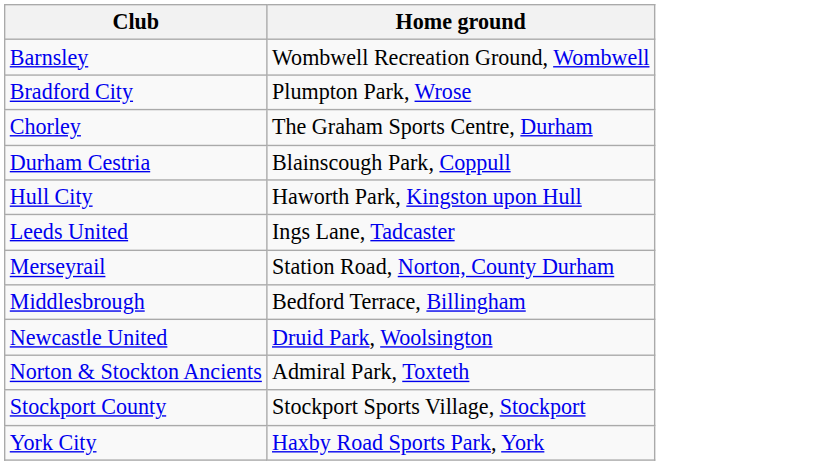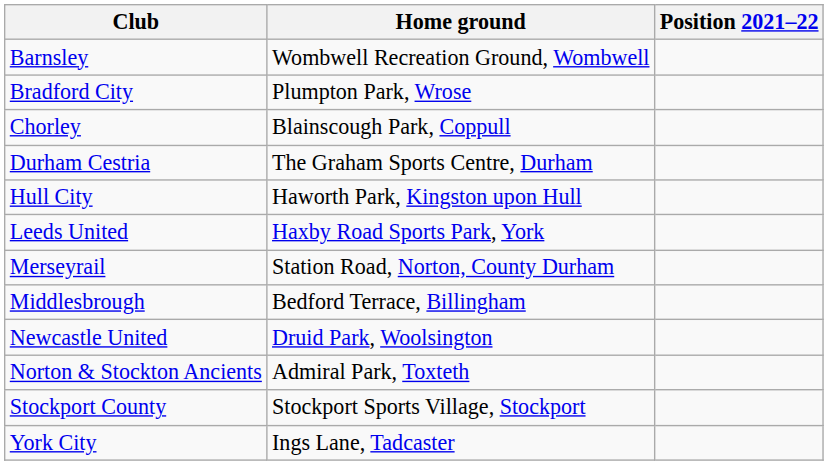+ column: (739, 22)
(432, 127) The Graham Sports Centre, Durham -> (391, 127) Blainscough Park, Coppull
(391, 162) Blainscough Park, Coppull -> (432, 162) The Graham Sports Centre, Durham
(363, 232) Ings Lane, Tadcaster -> (408, 232) Haxby Road Sports Park, York
(408, 442) Haxby Road Sports Park, York -> (363, 442) Ings Lane, Tadcaster
